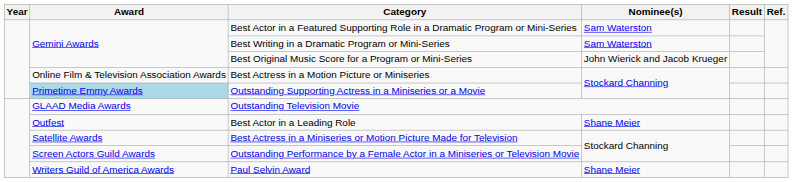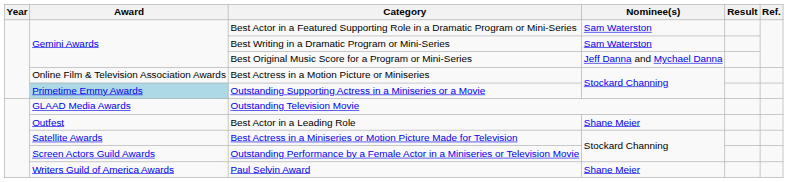(656, 59) John Wierick and Jacob Krueger -> (653, 59) Jeff Danna and Mychael Danna
